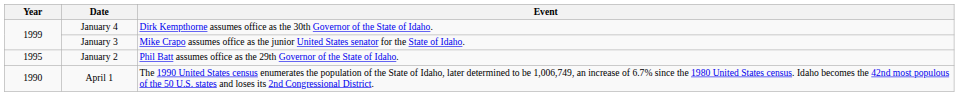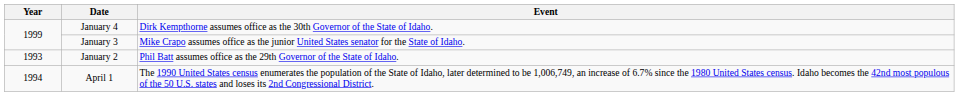(33, 57) 1995 -> (33, 57) 1993
(33, 78) 1990 -> (33, 78) 1994
